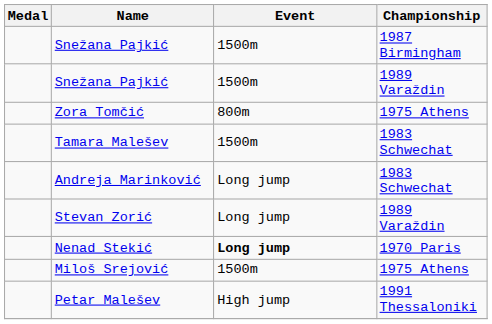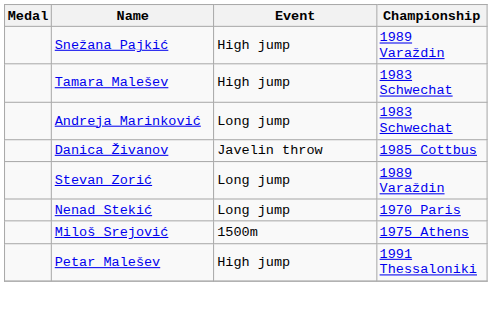- row: (112, 45)
(237, 83) 1500m -> (254, 45) High jump
- row: (99, 113)
(237, 143) 1500m -> (254, 83) High jump
+ row: (112, 150)
(254, 248) bold -> (254, 210) normal
